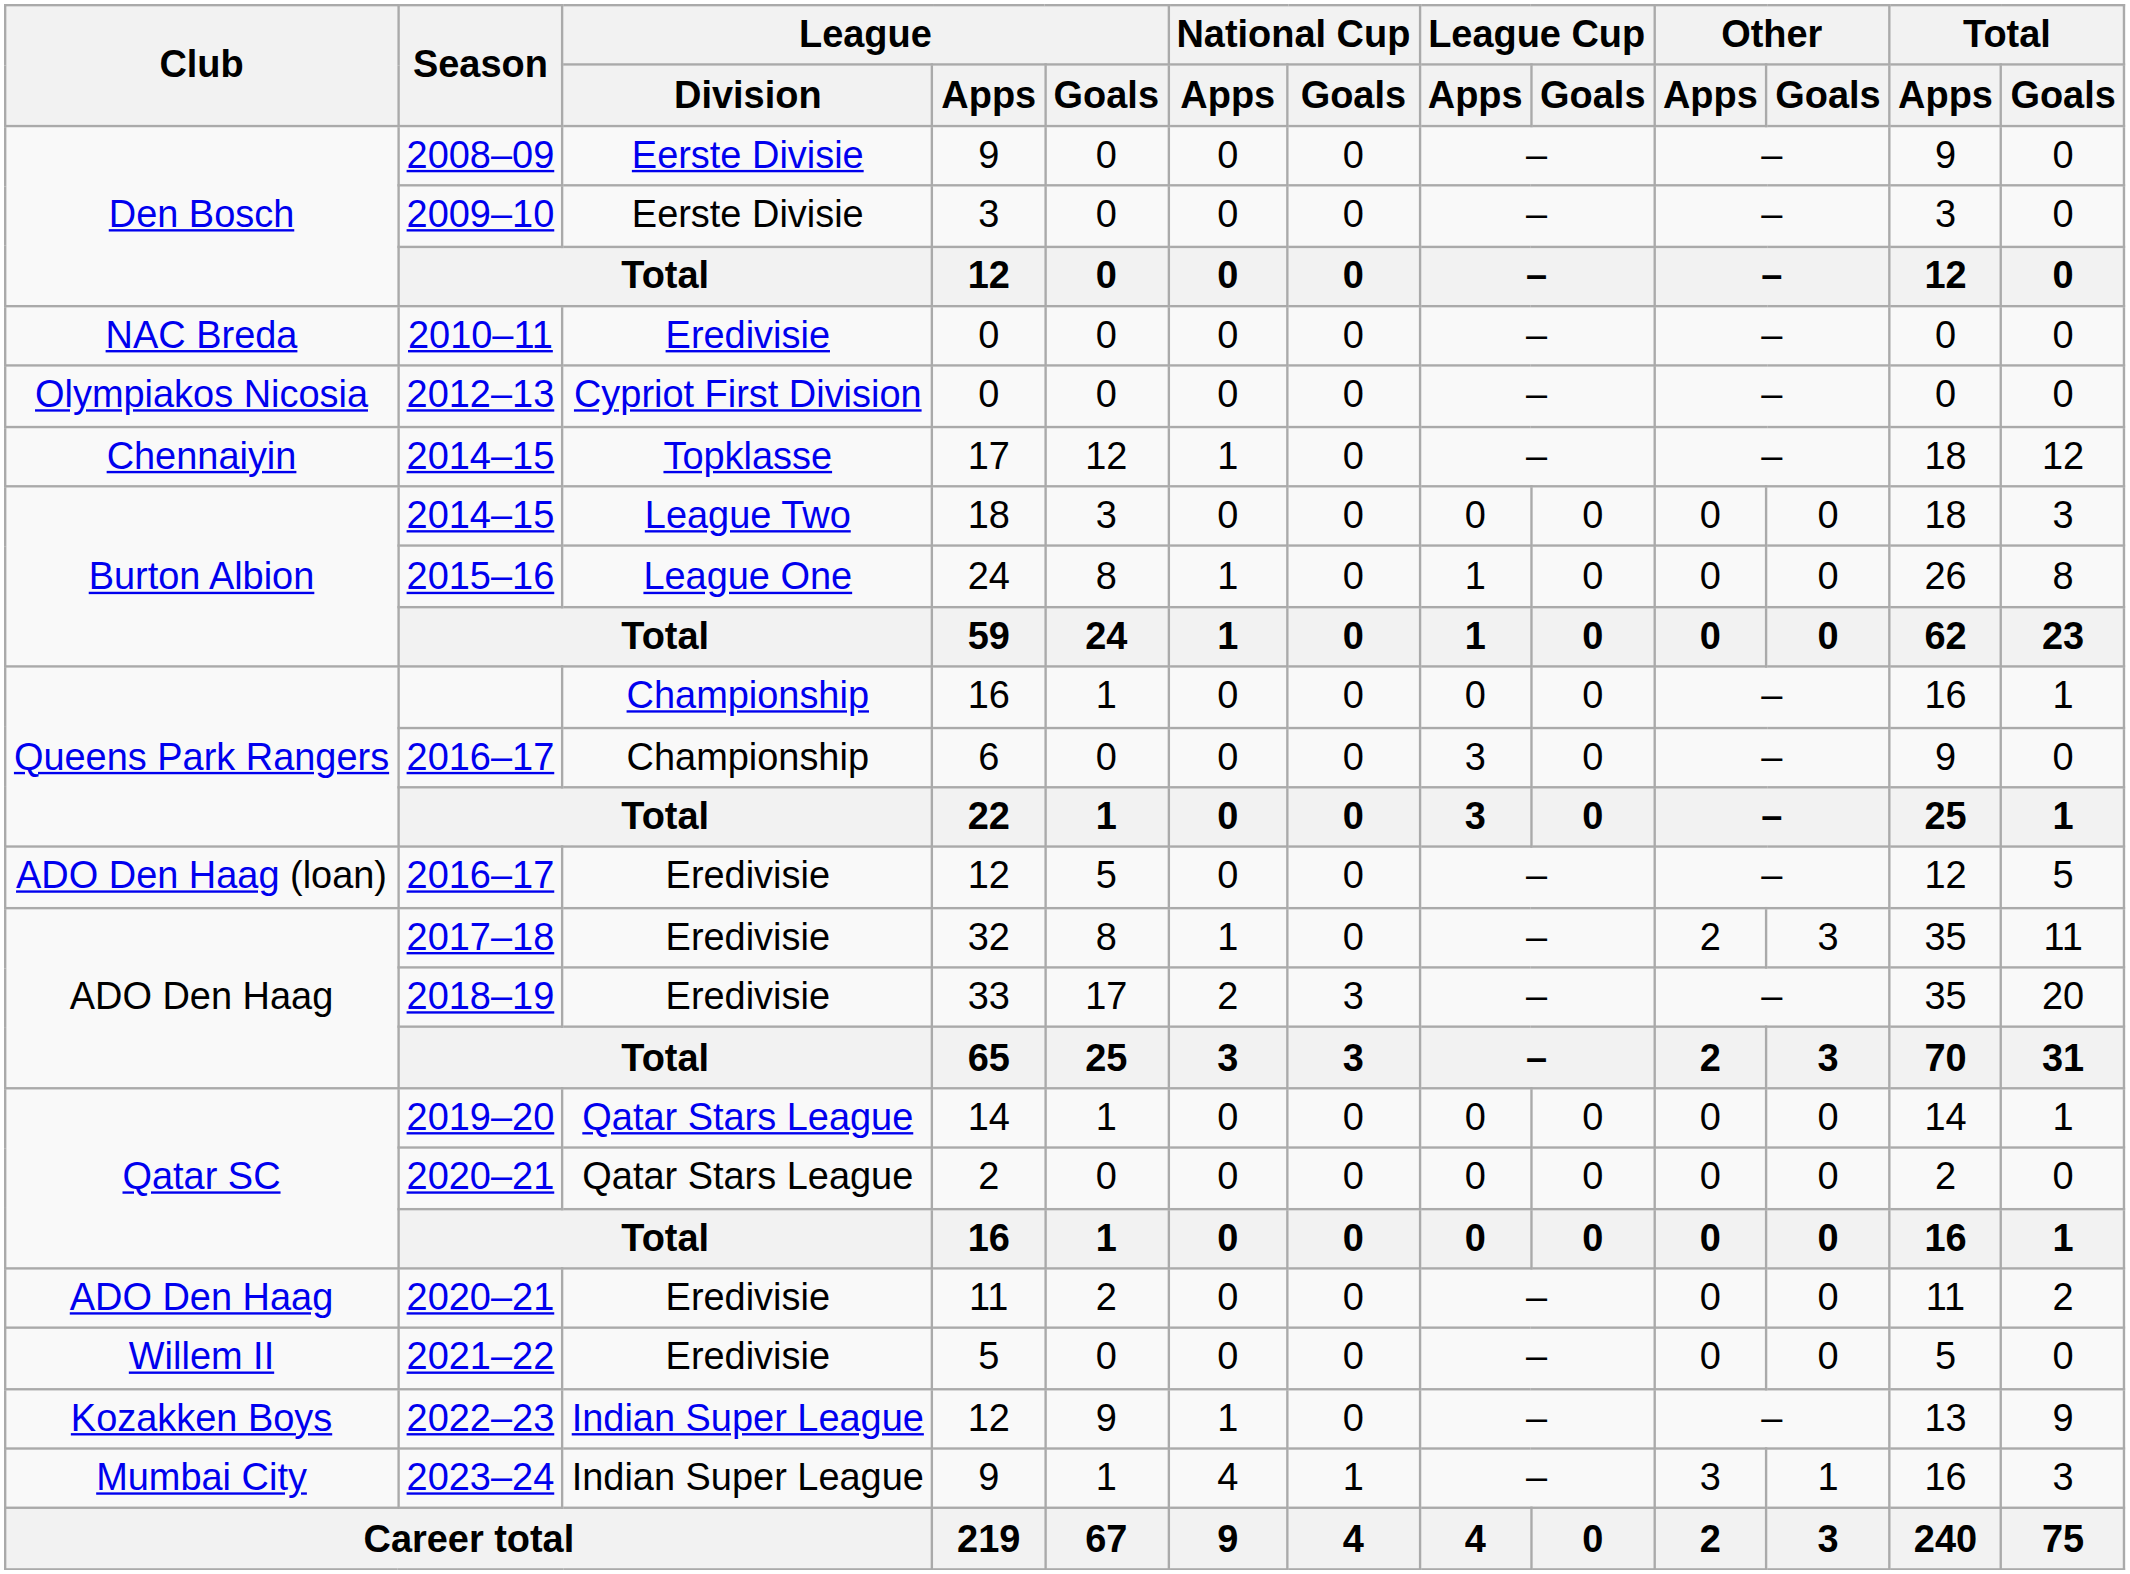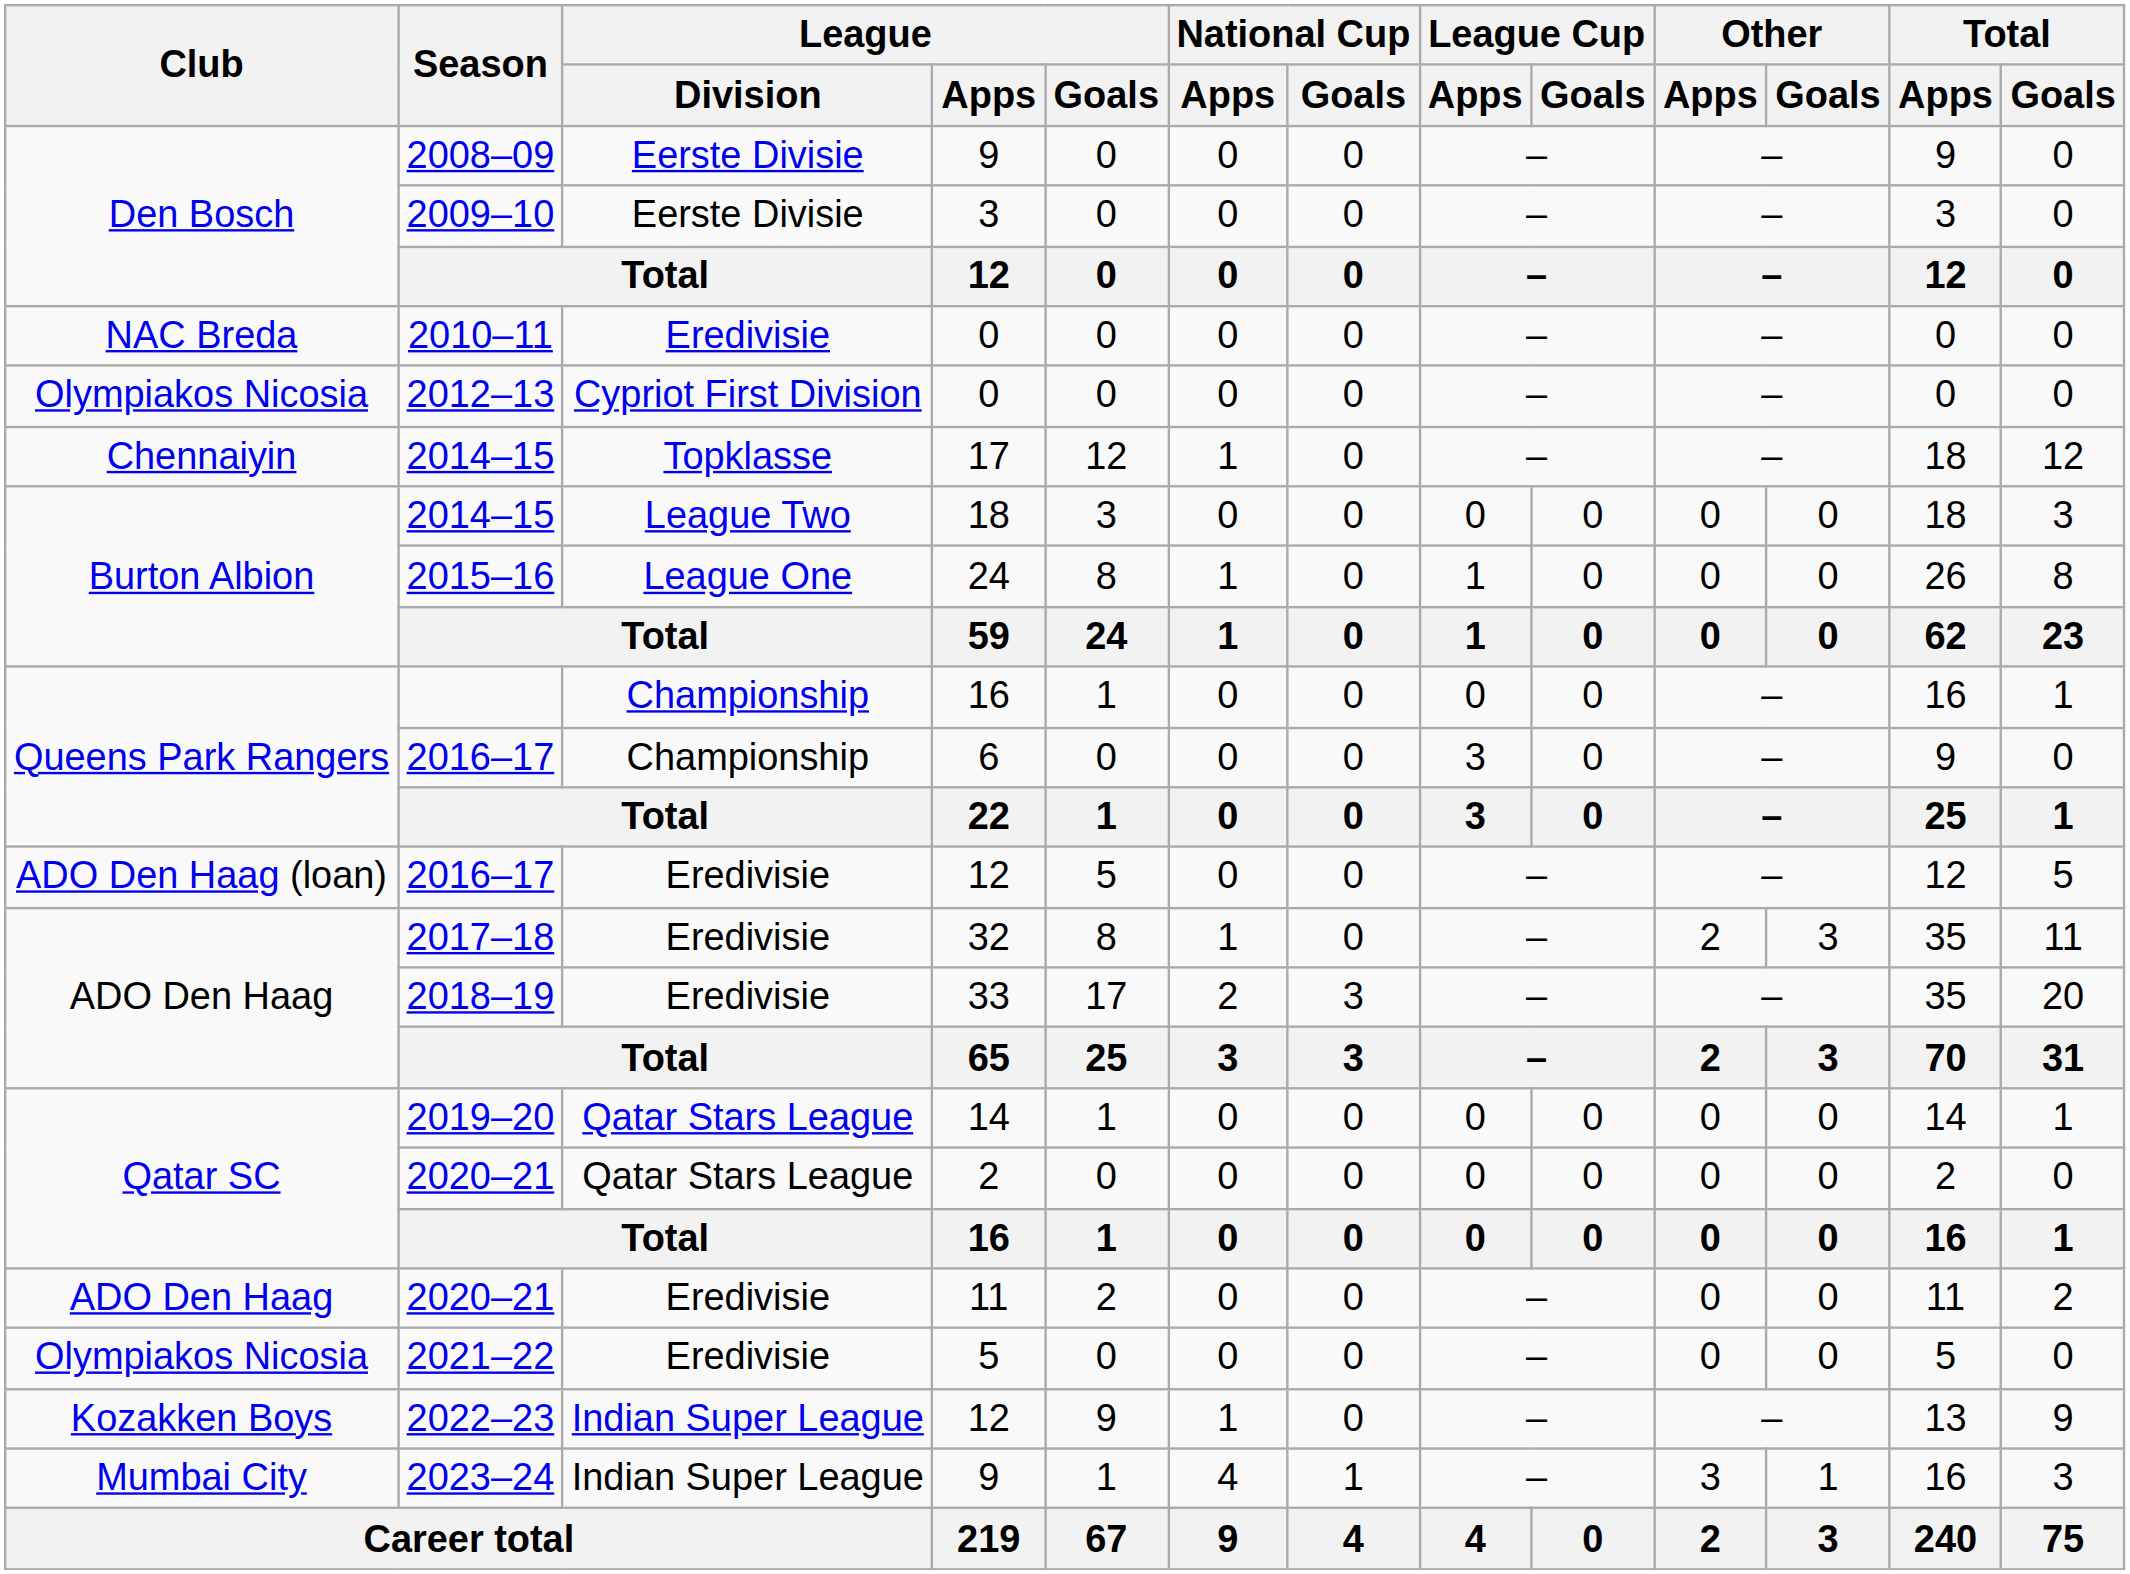(202, 1357) Willem II -> (202, 1357) Olympiakos Nicosia
